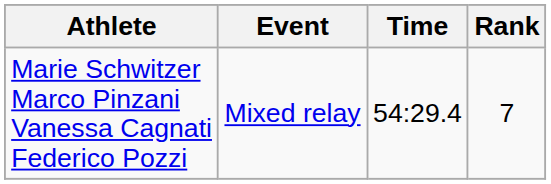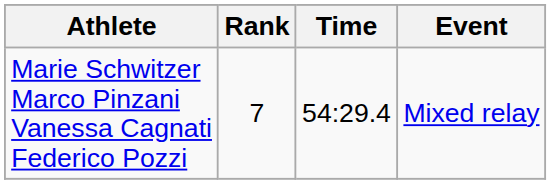columns swapped: (293, 26) <-> (507, 26)
